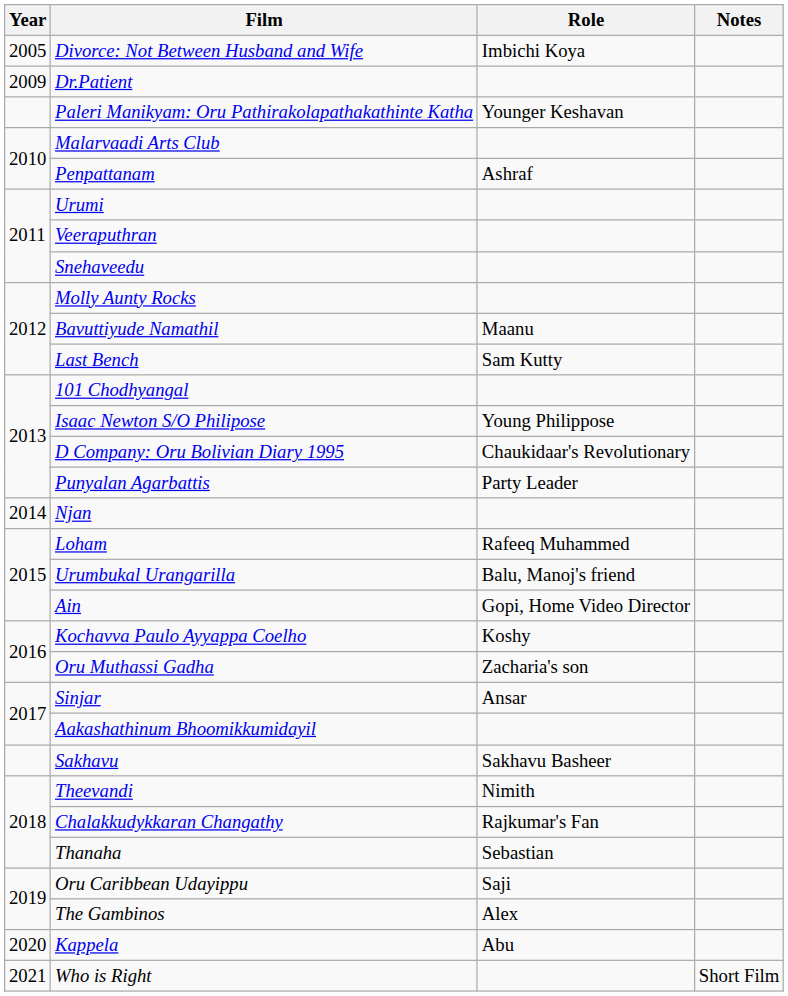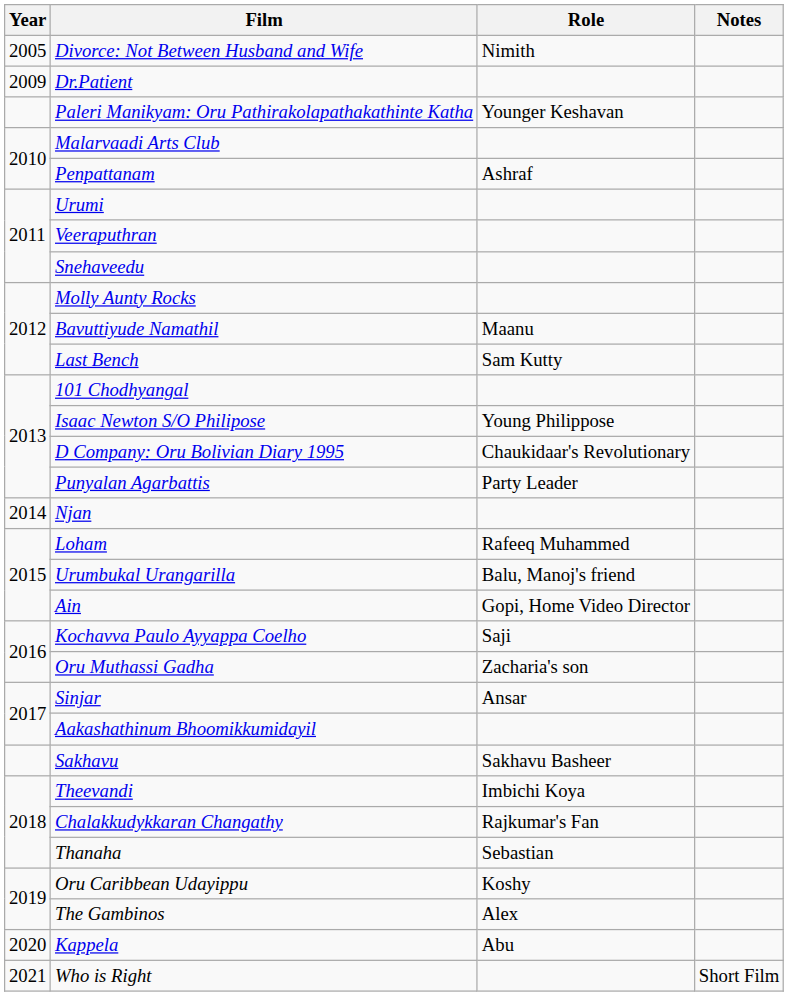(533, 50) Imbichi Koya -> (508, 50) Nimith
(506, 636) Koshy -> (496, 636) Saji
(508, 790) Nimith -> (533, 790) Imbichi Koya
(496, 883) Saji -> (506, 883) Koshy
